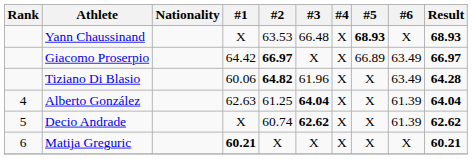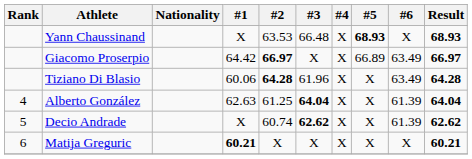(277, 79) 64.82 -> (277, 79) 64.28
